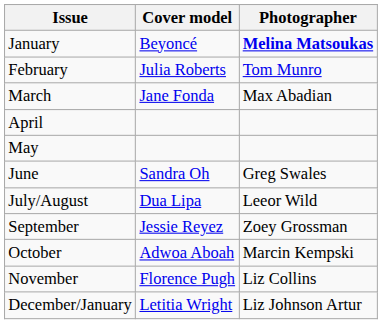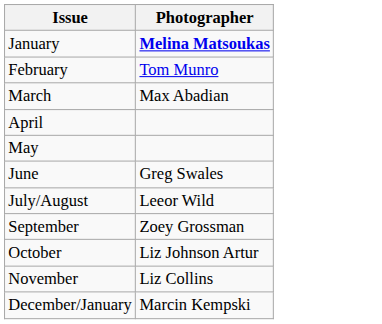- column: (187, 17)
(298, 252) Marcin Kempski -> (199, 252) Liz Johnson Artur
(302, 305) Liz Johnson Artur -> (195, 305) Marcin Kempski
